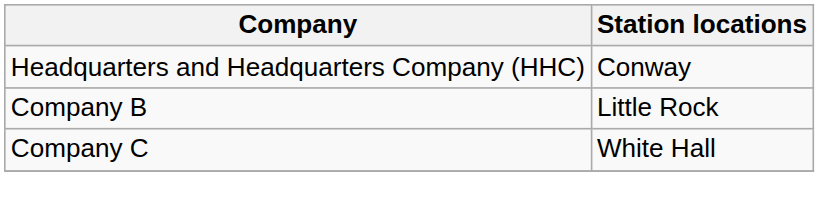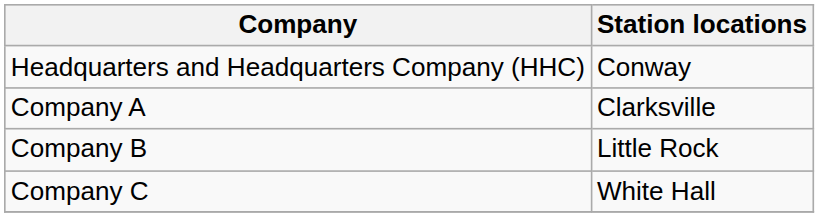+ row: (78, 107)
